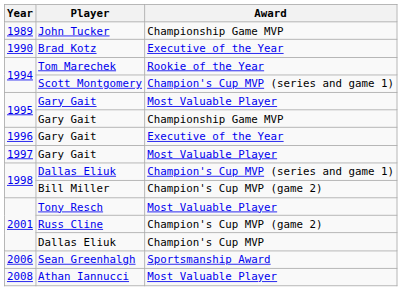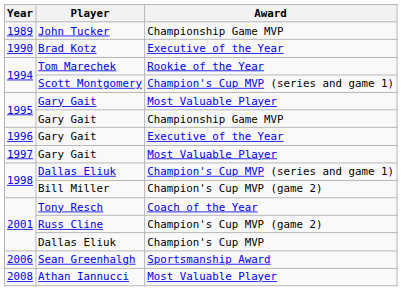(212, 207) Most Valuable Player -> (202, 207) Coach of the Year
